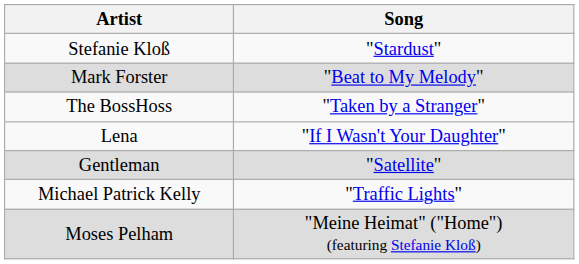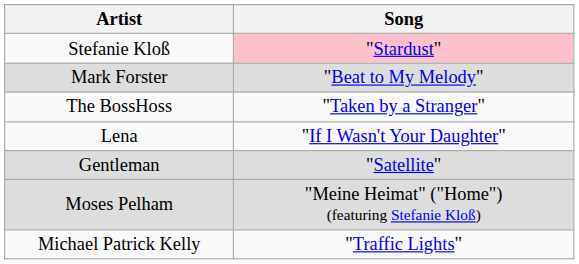(404, 48) no background -> (404, 48) pink background
rows swapped: (119, 233) <-> (119, 194)
